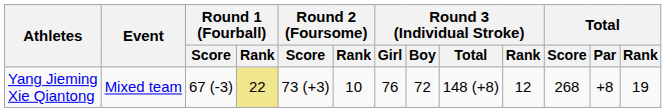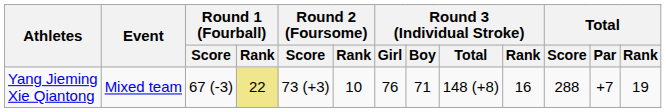(422, 88) 72 -> (422, 88) 71
(523, 88) 12 -> (523, 88) 16
(567, 88) 268 -> (567, 88) 288
(605, 88) +8 -> (605, 88) +7
